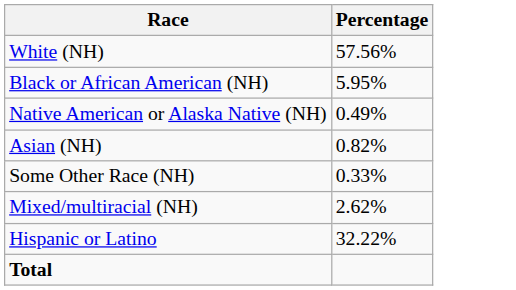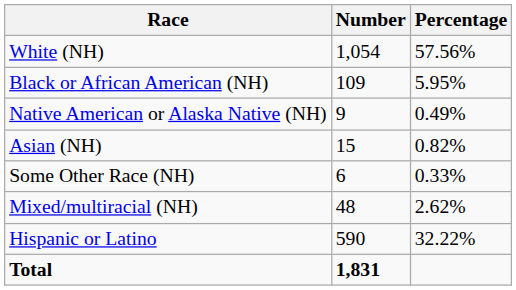+ column: (371, 20)
